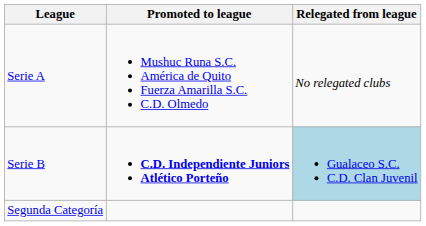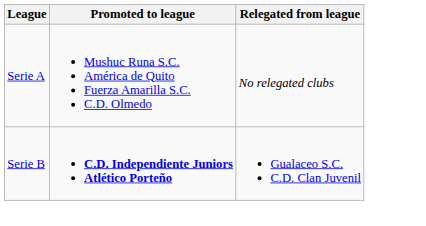(356, 171) lightblue background -> (300, 171) no background
- row: (55, 210)
